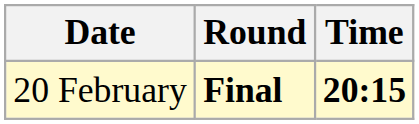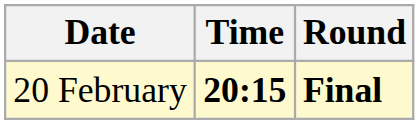columns swapped: (364, 32) <-> (255, 32)
